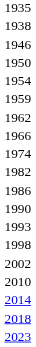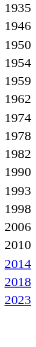- row: (18, 26)
- row: (18, 135)
+ row: (18, 135)
- row: (18, 190)
- row: (18, 263)
+ row: (18, 227)
